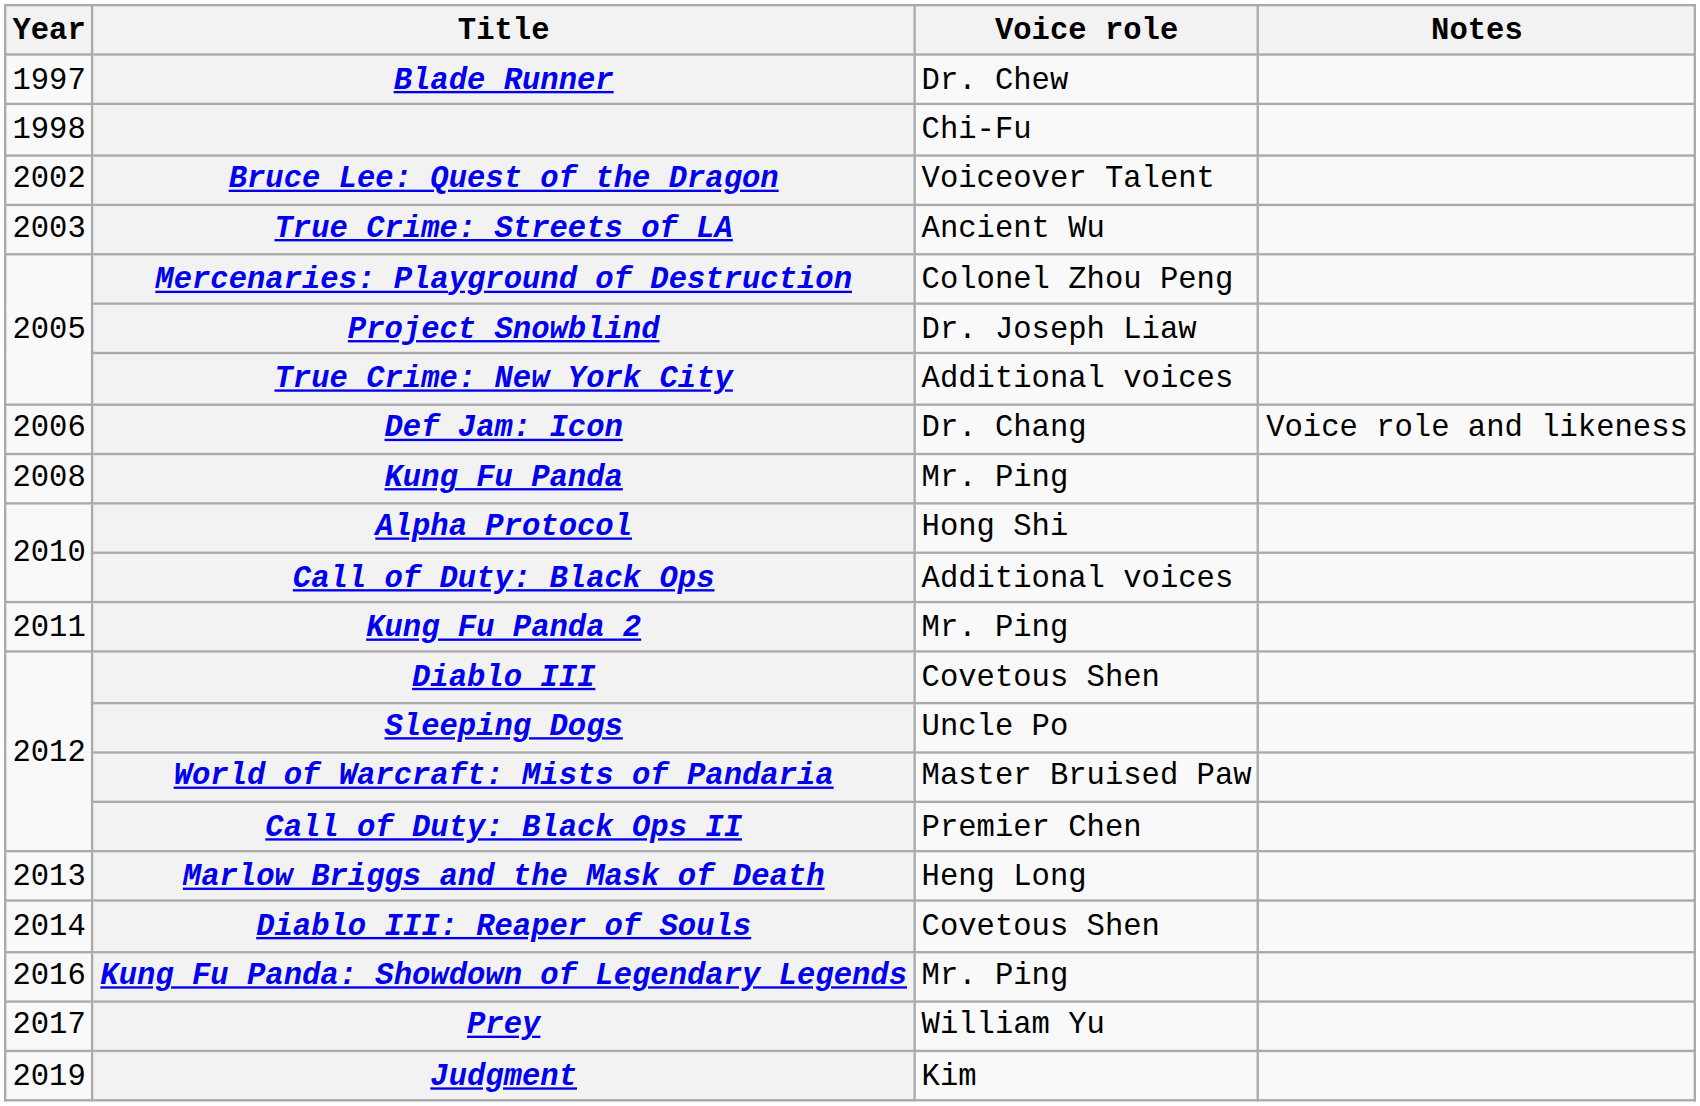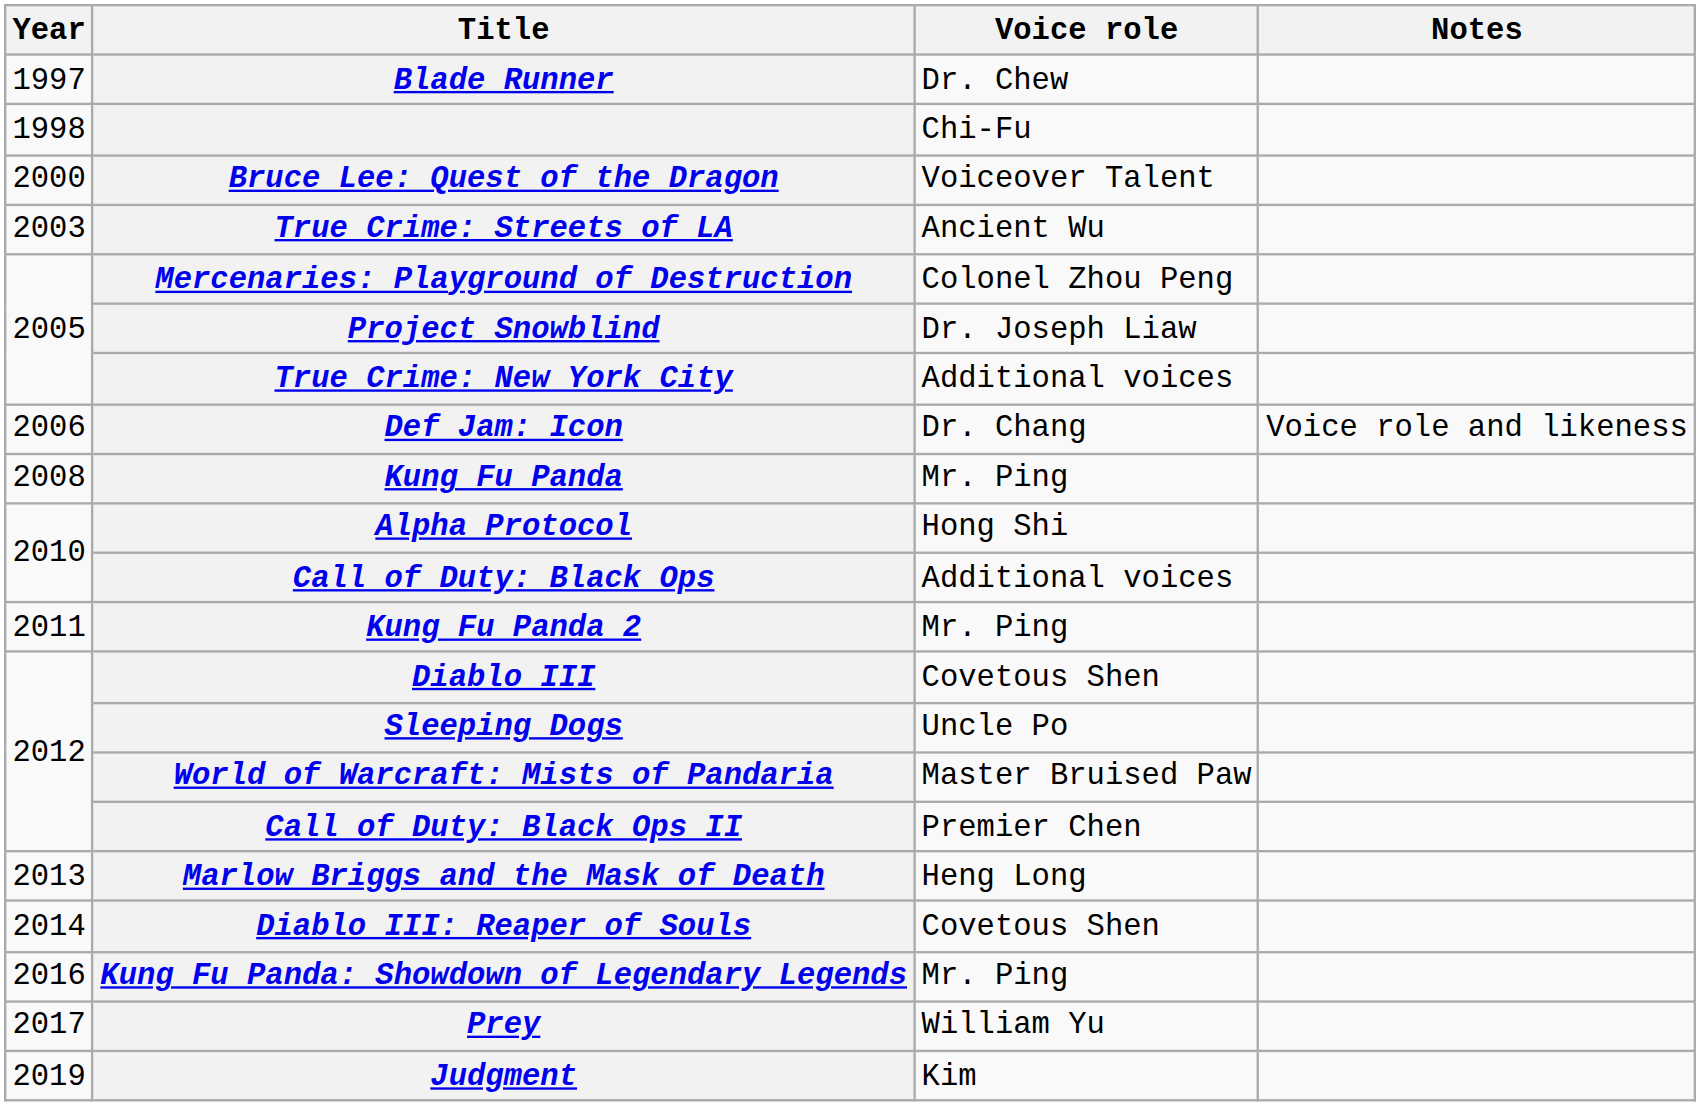(49, 179) 2002 -> (49, 179) 2000
